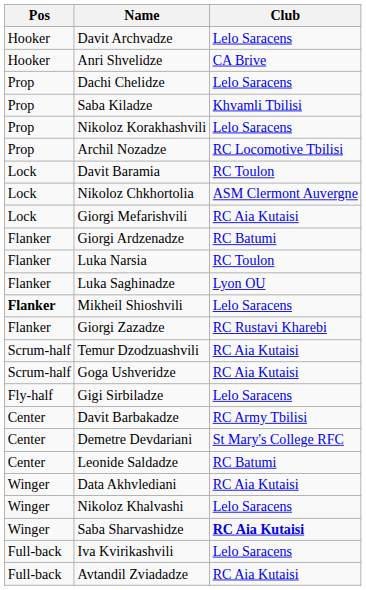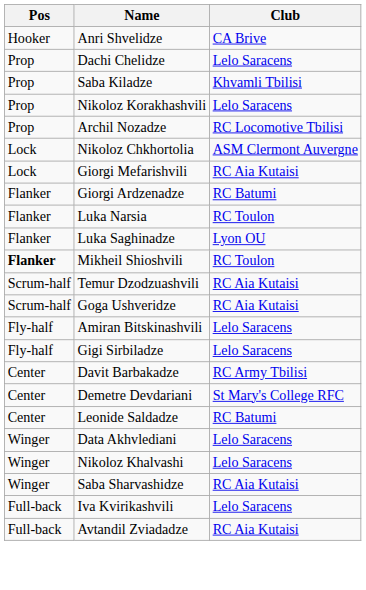- row: (125, 37)
- row: (119, 171)
(252, 305) Lelo Saracens -> (244, 261) RC Toulon
- row: (121, 328)
+ row: (140, 328)
(256, 484) RC Aia Kutaisi -> (252, 439) Lelo Saracens
(258, 529) bold -> (256, 484) normal
